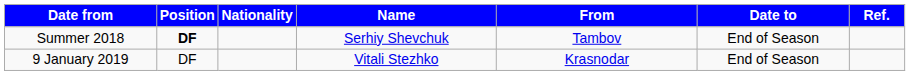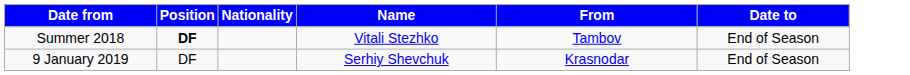- column: (877, 16)
(396, 38) Serhiy Shevchuk -> (396, 38) Vitali Stezhko
(396, 60) Vitali Stezhko -> (396, 60) Serhiy Shevchuk
